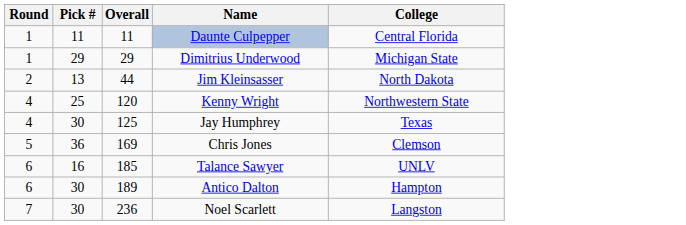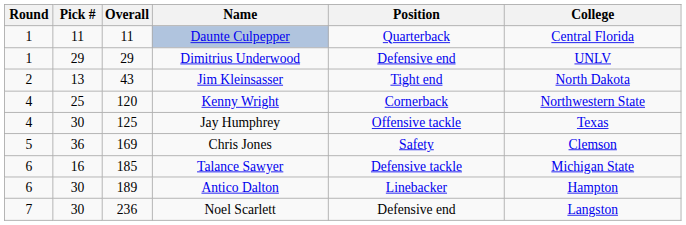+ column: (416, 15)
(416, 58) Michigan State -> (593, 58) UNLV
(127, 79) 44 -> (127, 79) 43
(416, 166) UNLV -> (593, 166) Michigan State
